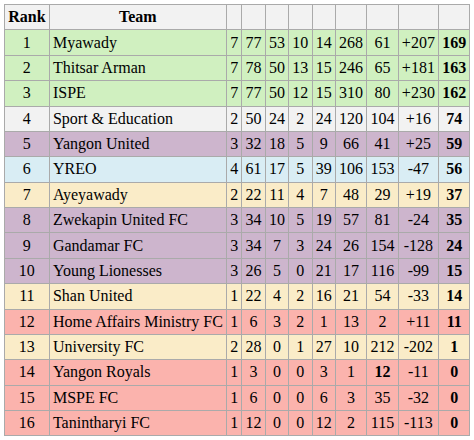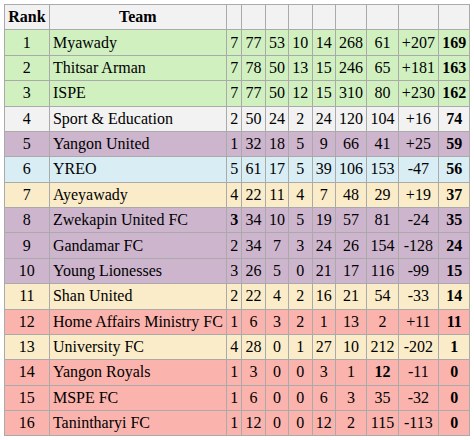(234, 144) 3 -> (234, 144) 1
(234, 169) 4 -> (234, 169) 5
(234, 194) 2 -> (234, 194) 4
(234, 220) normal -> (234, 220) bold
(234, 245) 3 -> (234, 245) 2
(234, 296) 1 -> (234, 296) 2
(234, 347) 2 -> (234, 347) 4
